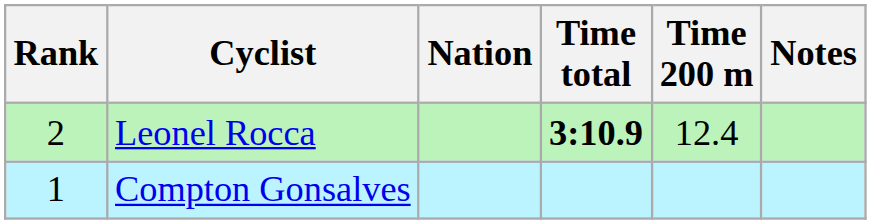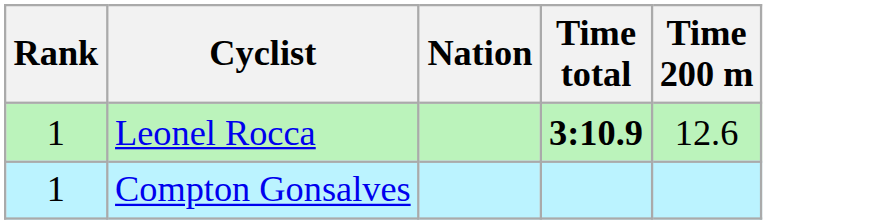- column: (814, 53)
(56, 131) 2 -> (56, 131) 1
(707, 131) 12.4 -> (707, 131) 12.6
